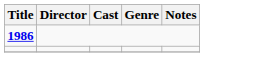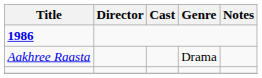+ row: (49, 56)
